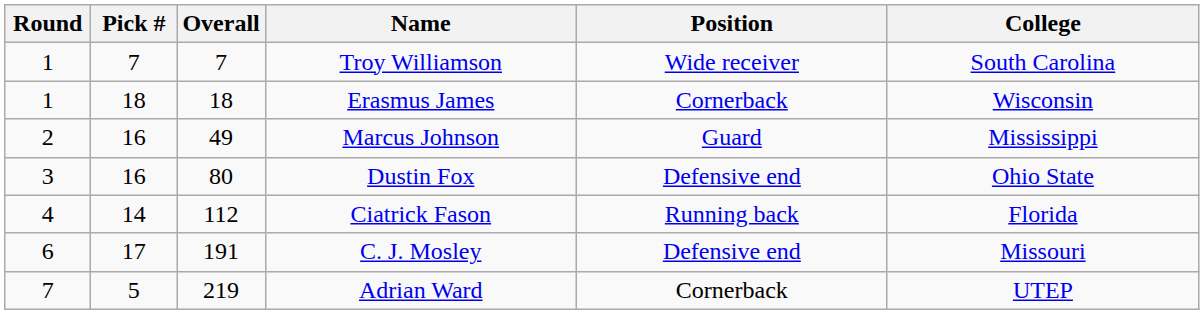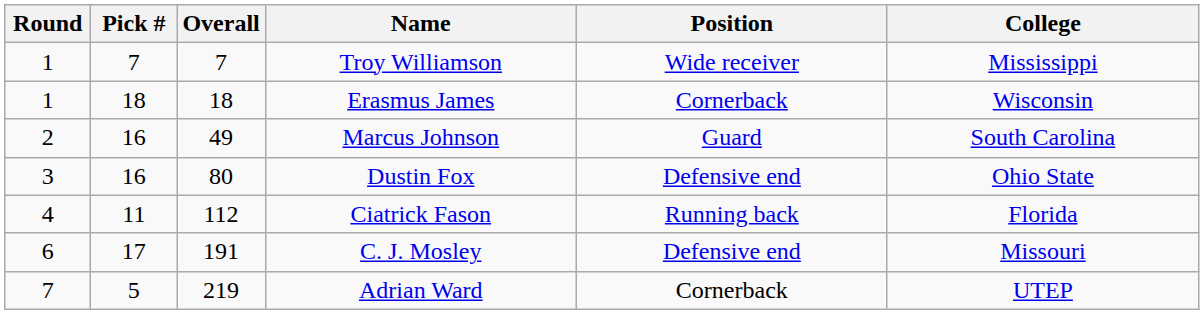(1043, 61) South Carolina -> (1043, 61) Mississippi
(1043, 137) Mississippi -> (1043, 137) South Carolina
(134, 213) 14 -> (134, 213) 11
